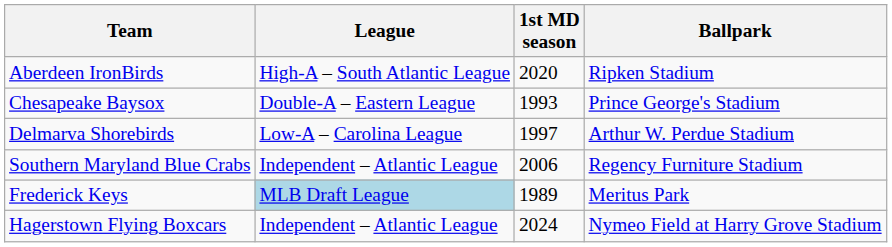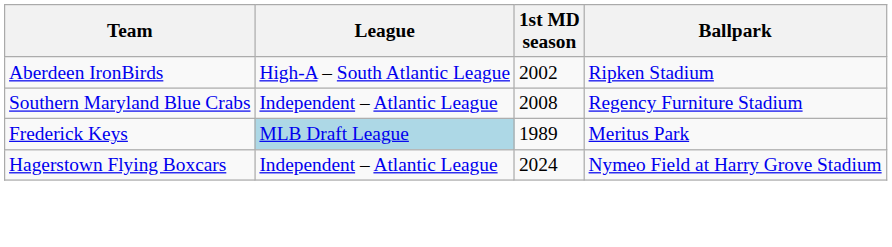(538, 72) 2020 -> (538, 72) 2002
- row: (87, 103)
- row: (92, 133)
(538, 164) 2006 -> (538, 103) 2008
